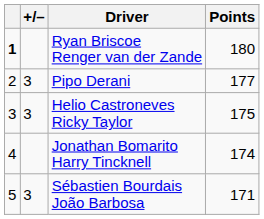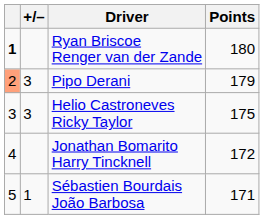(12, 81) no background -> (12, 81) lightsalmon background
(243, 81) 177 -> (243, 81) 179
(243, 154) 174 -> (243, 154) 172
(28, 195) 3 -> (28, 195) 1
